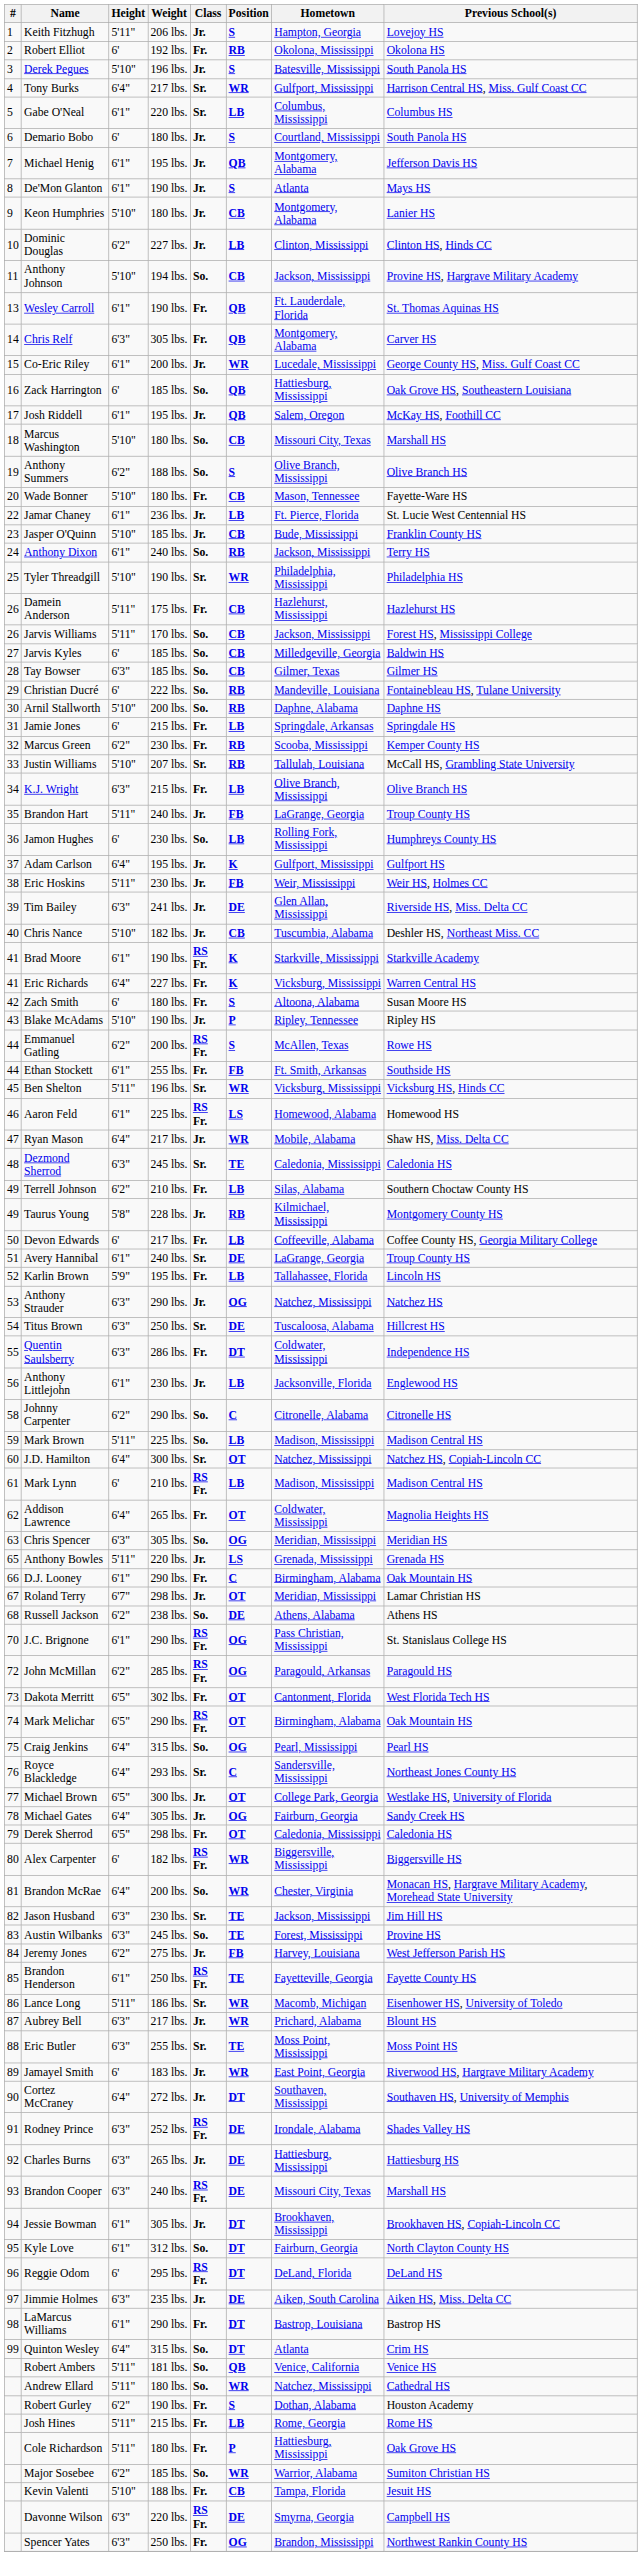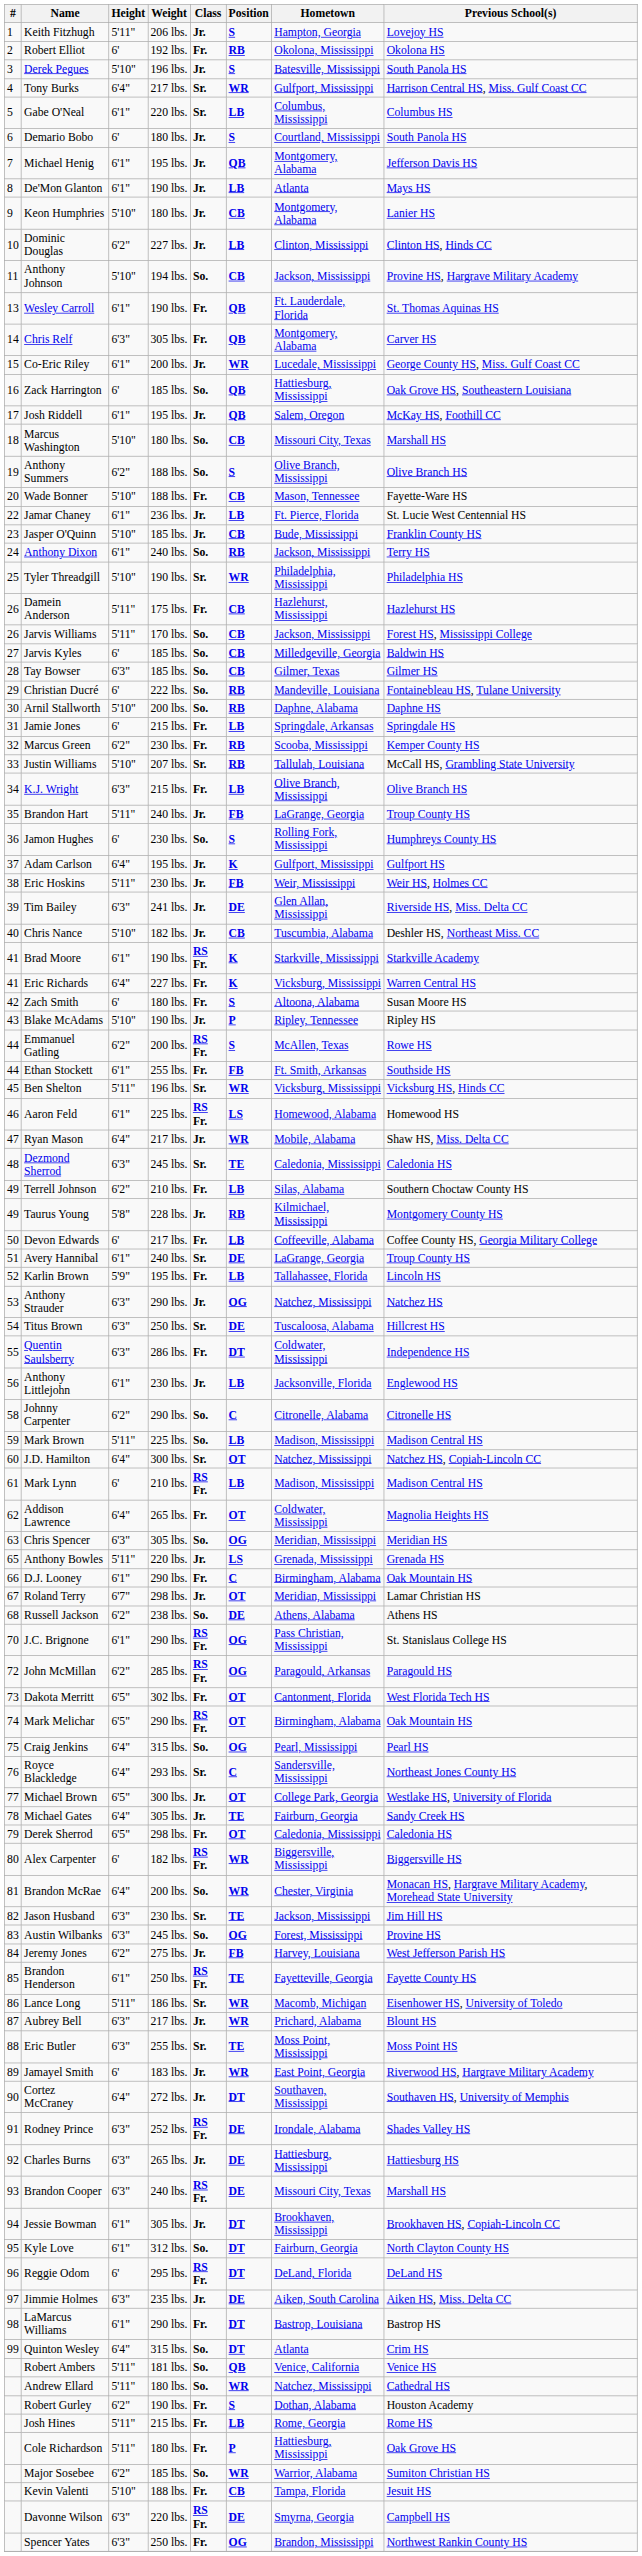(232, 188) S -> (236, 188) LB
(169, 497) 180 lbs. -> (169, 497) 188 lbs.
(236, 839) LB -> (232, 839) S
(238, 1815) OG -> (236, 1815) TE
(236, 1934) TE -> (238, 1934) OG
